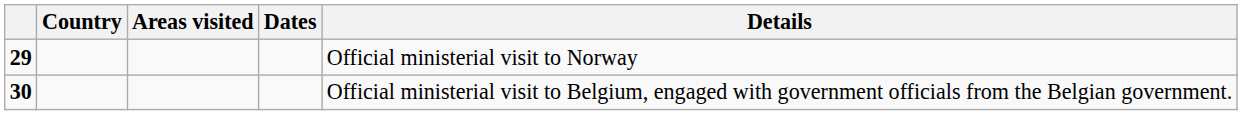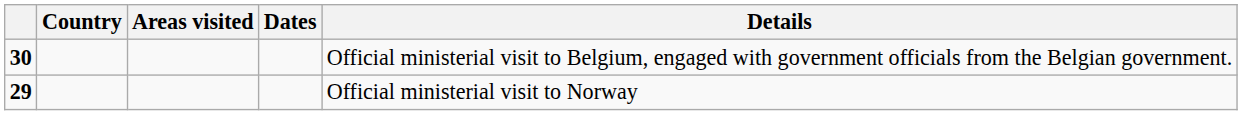rows swapped: (21, 57) <-> (21, 92)
